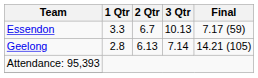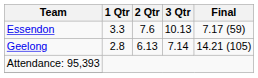(147, 30) 6.7 -> (147, 30) 7.6
